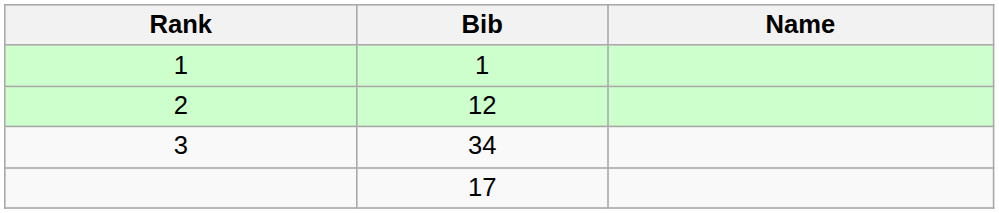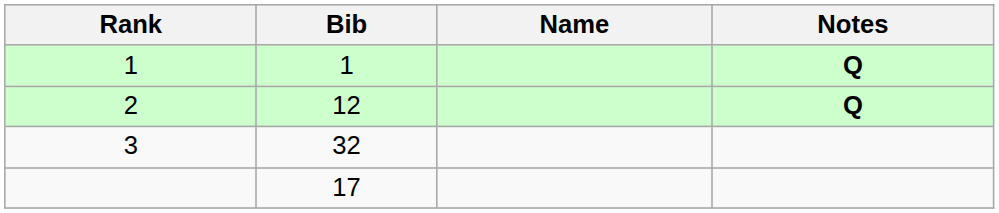+ column: (853, 24)
(482, 146) 34 -> (347, 146) 32
